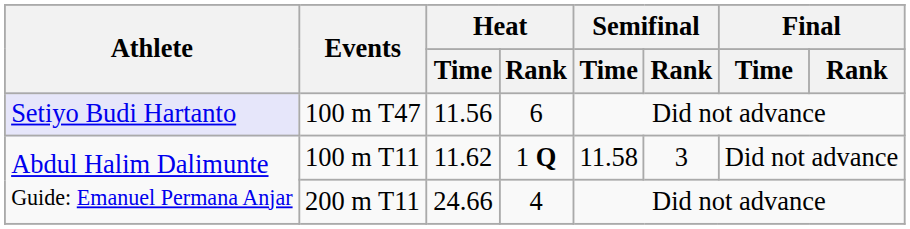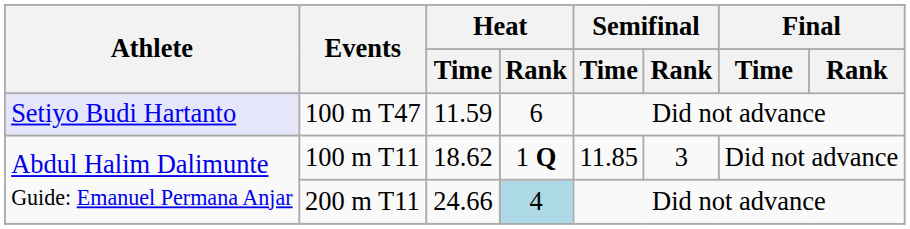(463, 114) 11.56 -> (463, 114) 11.59
(463, 157) 11.62 -> (463, 157) 18.62
(609, 157) 11.58 -> (609, 157) 11.85
(536, 201) no background -> (536, 201) lightblue background
